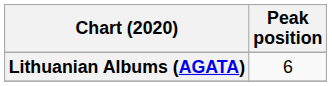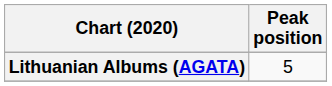(288, 66) 6 -> (288, 66) 5
